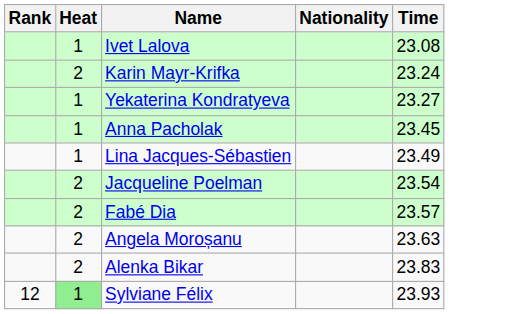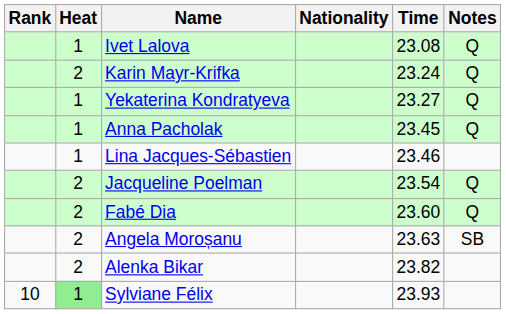+ column: (472, 18)
(418, 156) 23.49 -> (418, 156) 23.46
(418, 211) 23.57 -> (418, 211) 23.60
(418, 267) 23.83 -> (418, 267) 23.82
(30, 294) 12 -> (30, 294) 10
